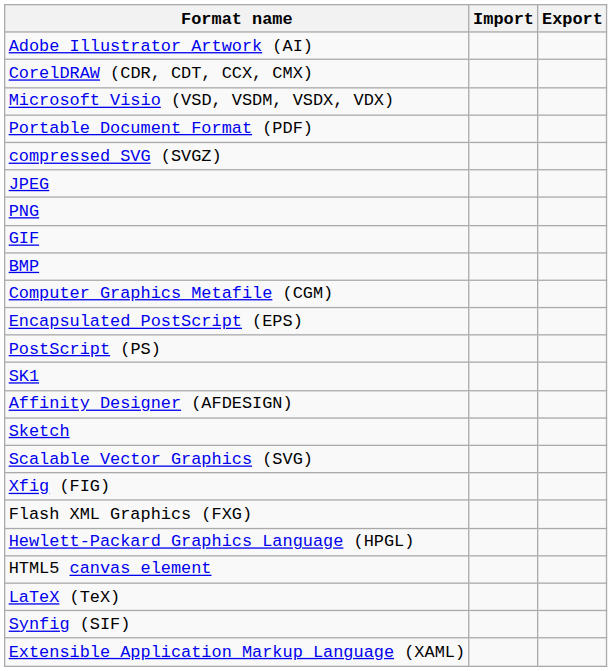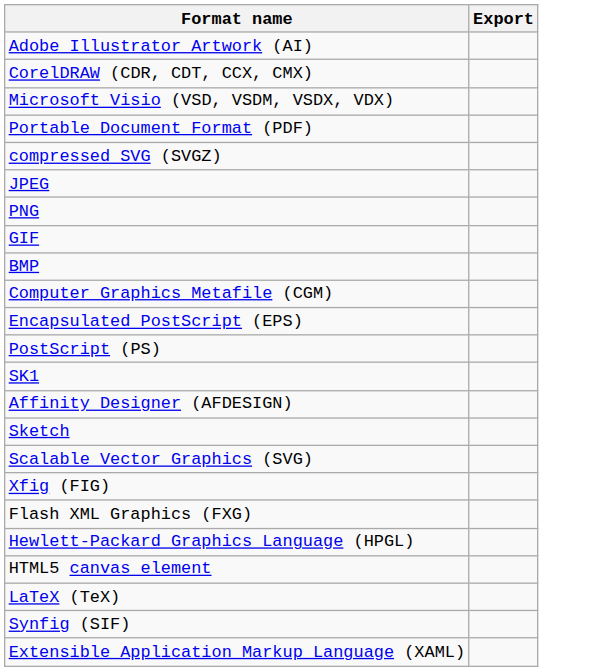- column: (504, 18)
